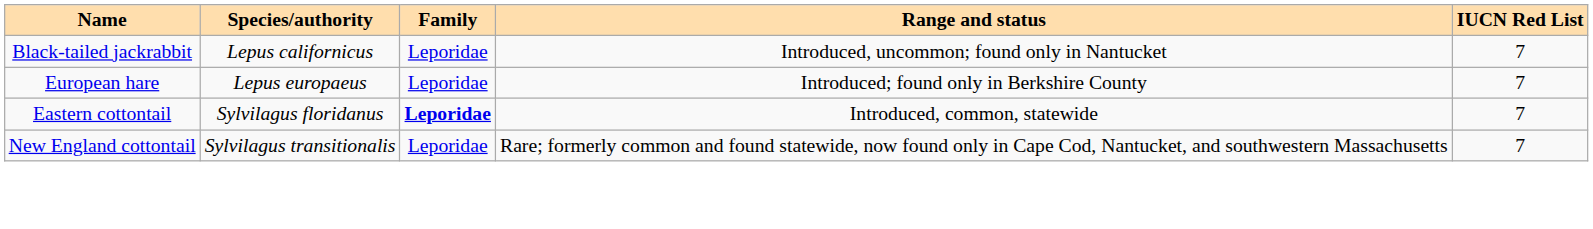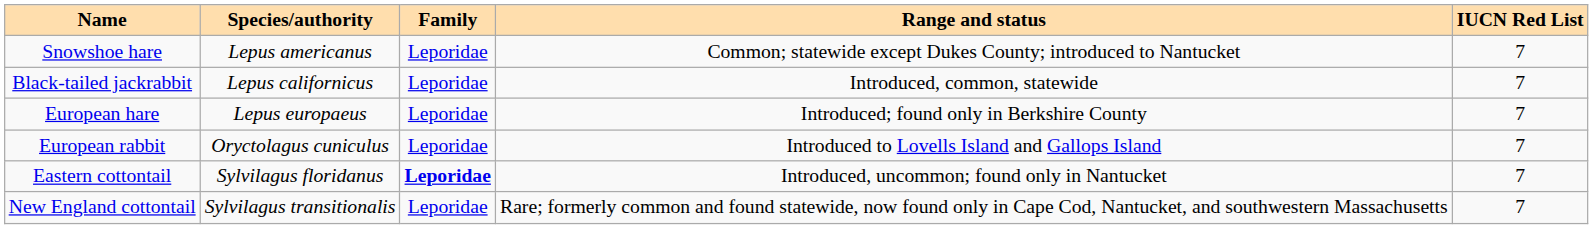+ row: (102, 51)
(974, 51) Introduced, uncommon; found only in Nantucket -> (974, 82) Introduced, common, statewide
+ row: (102, 144)
(974, 113) Introduced, common, statewide -> (974, 176) Introduced, uncommon; found only in Nantucket
